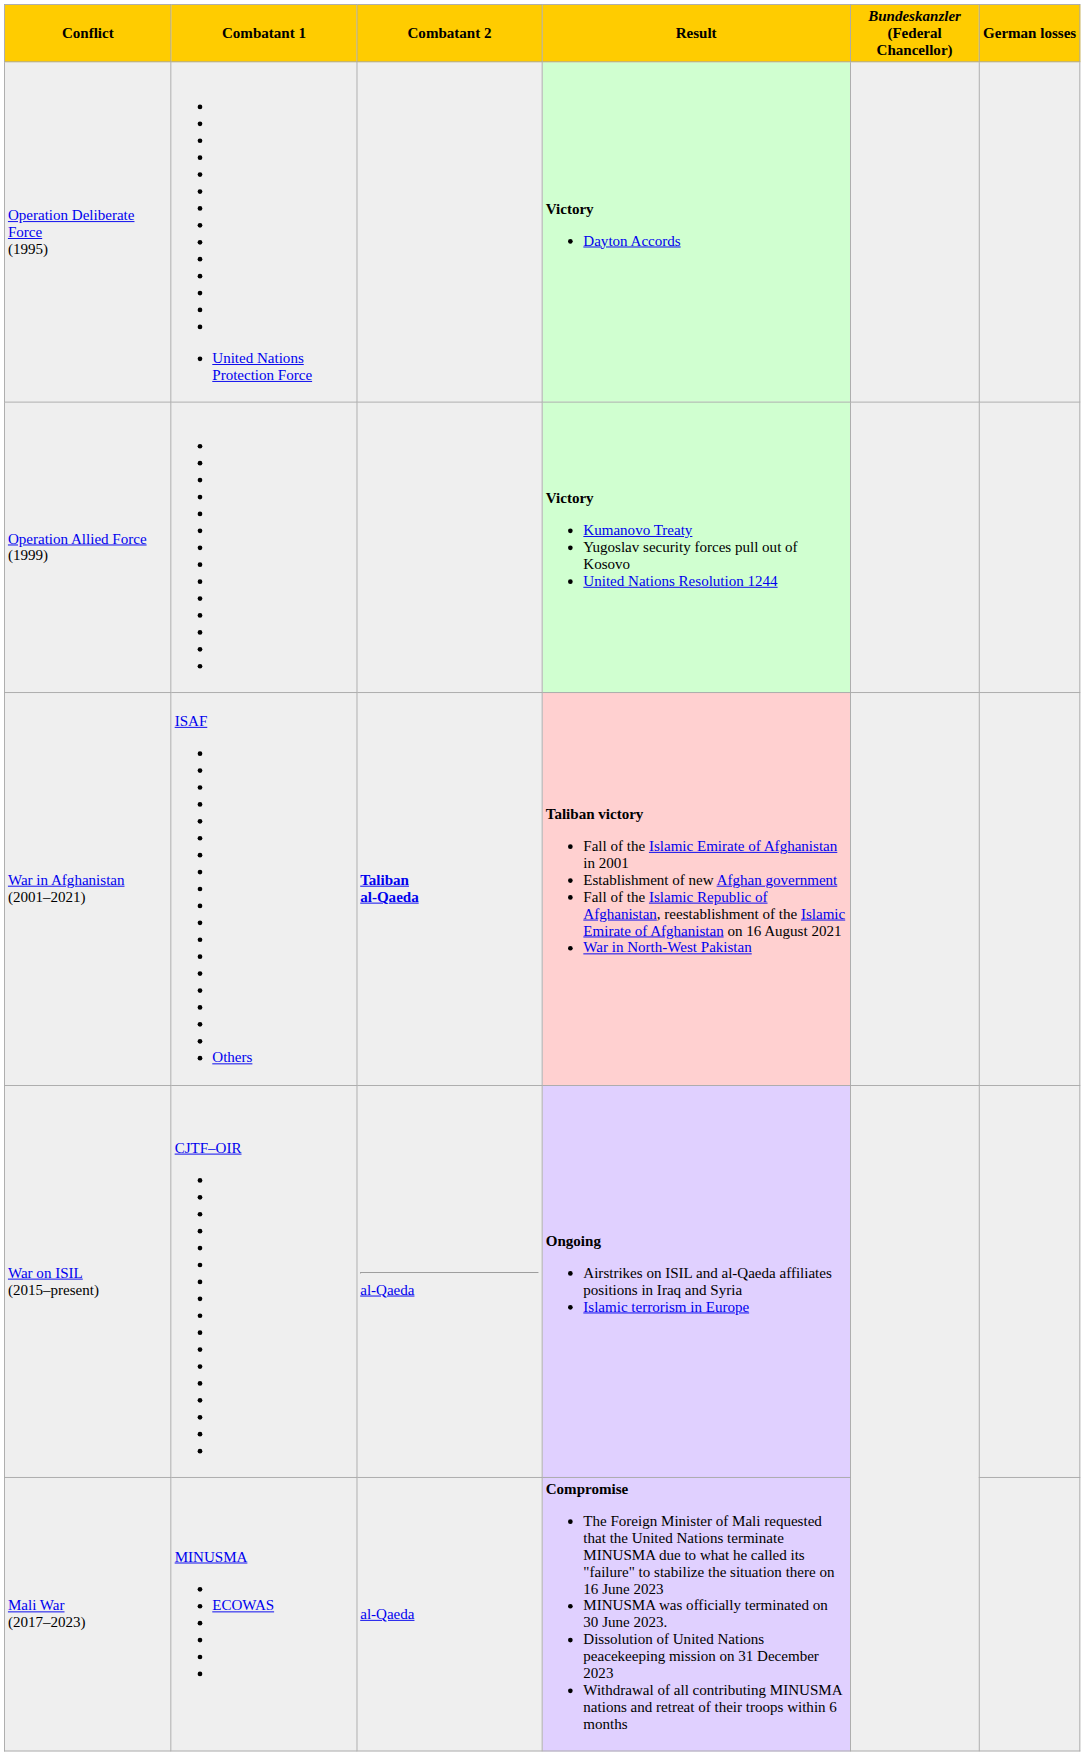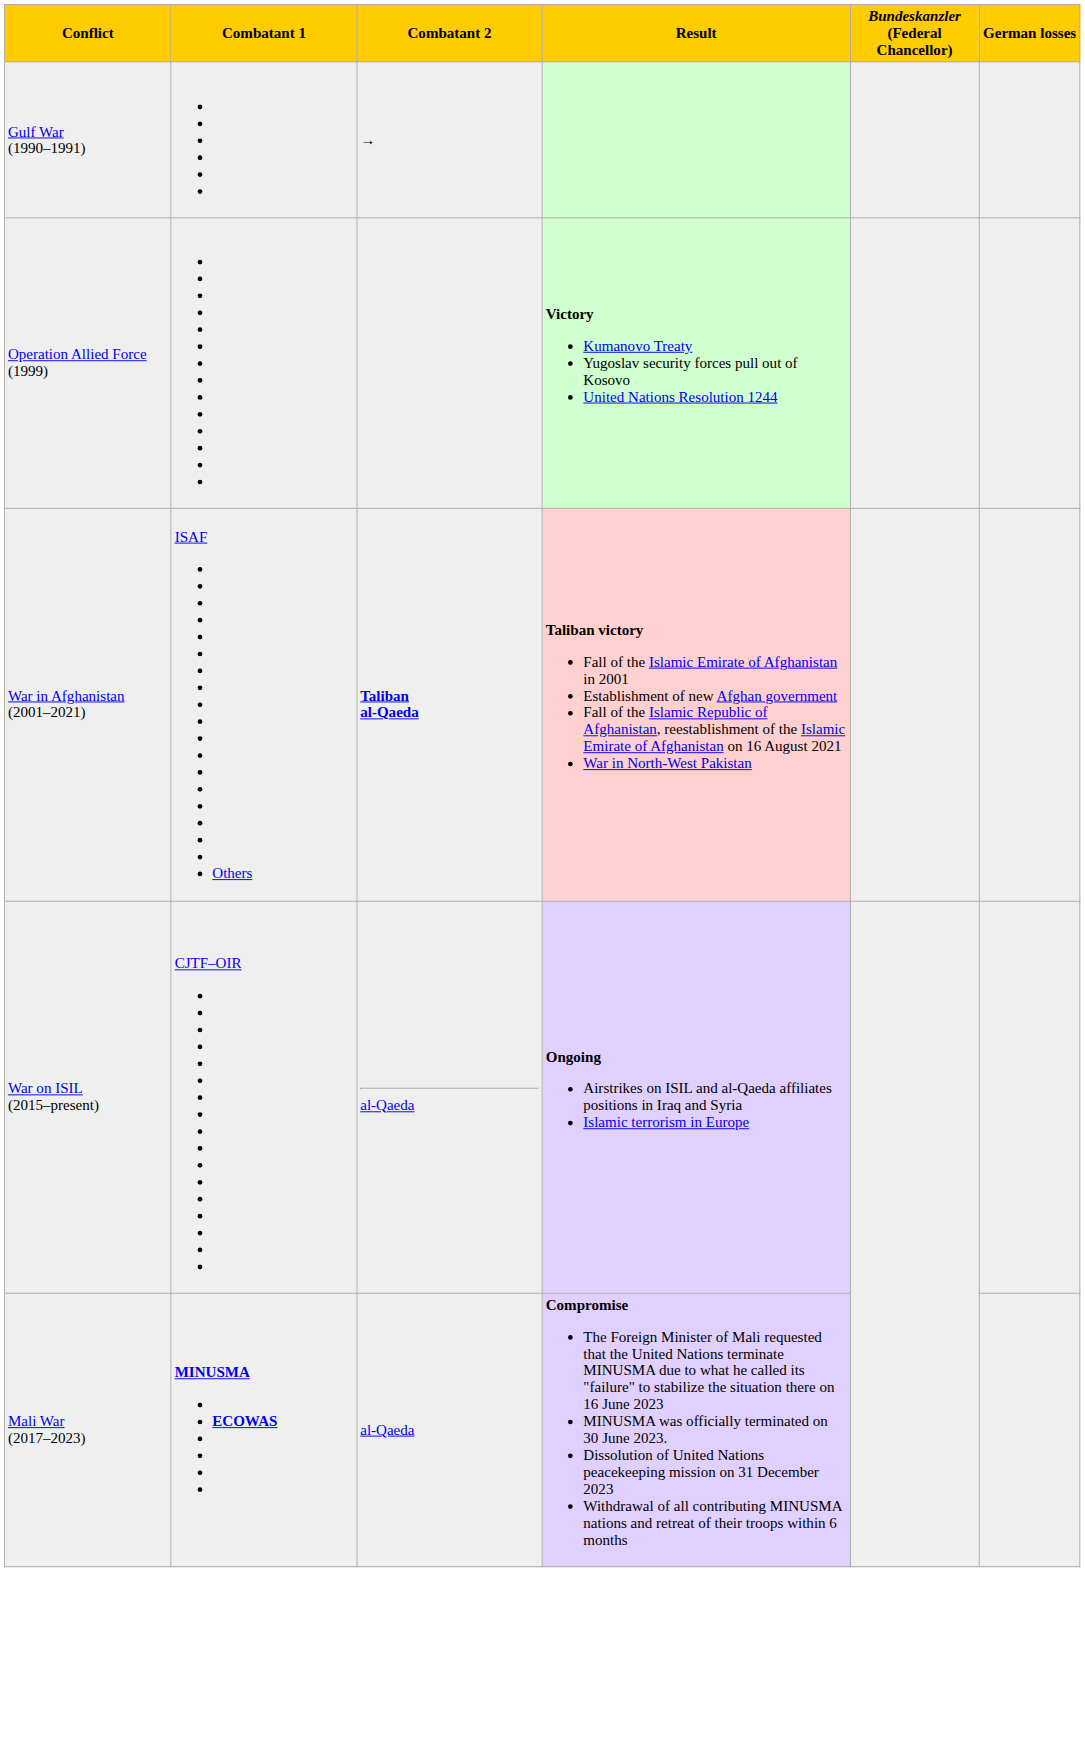+ row: (47, 139)
- row: (71, 232)
(264, 1615) normal -> (264, 1431) bold
